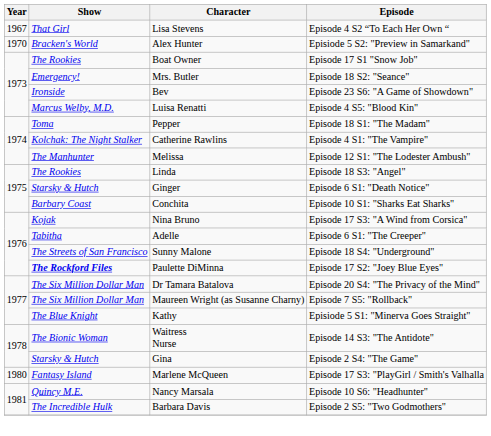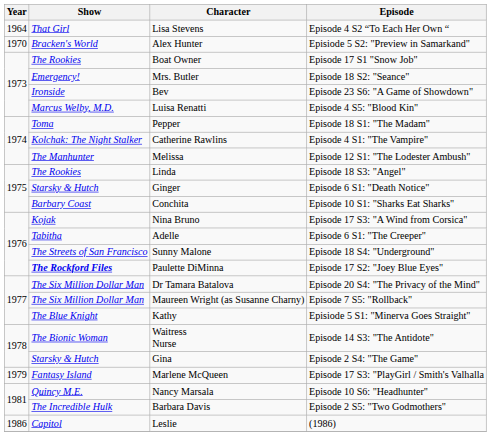(17, 28) 1967 -> (17, 28) 1964
(17, 375) 1980 -> (17, 375) 1979
+ row: (165, 423)
